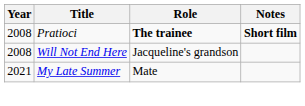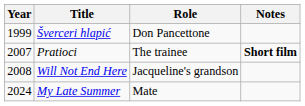+ row: (74, 33)
(19, 33) 2008 -> (19, 52) 2007
(162, 33) bold -> (160, 52) normal
(19, 71) 2021 -> (19, 91) 2024
